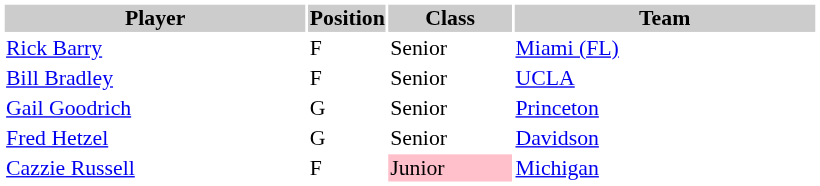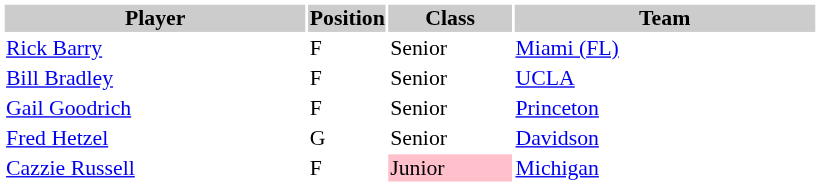(318, 107) G -> (316, 107) F
